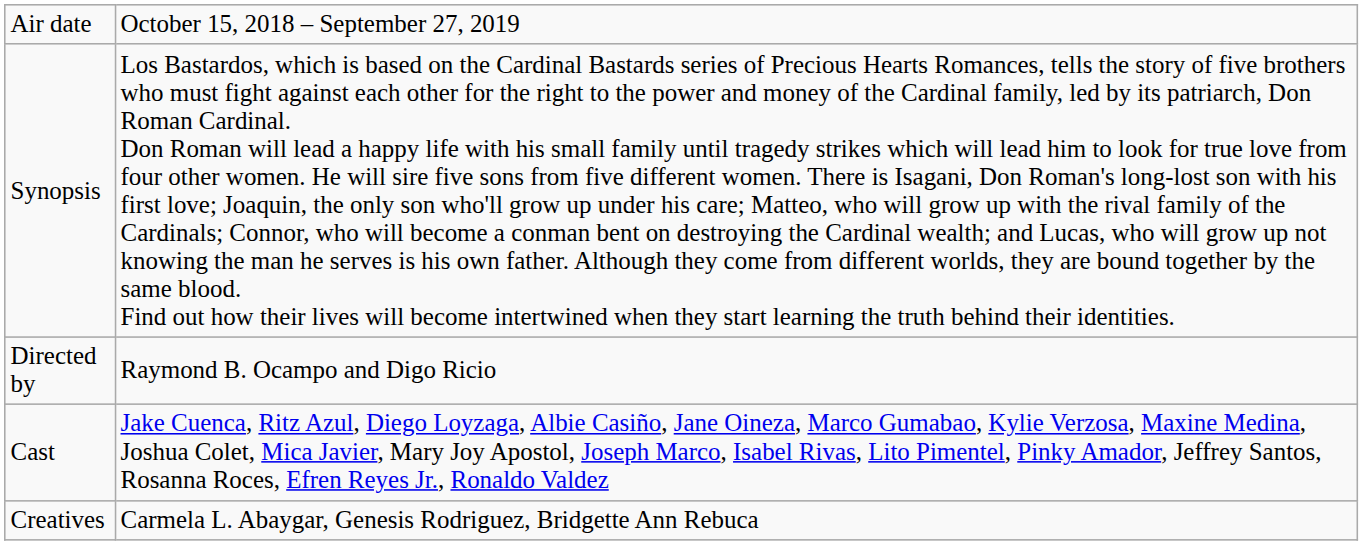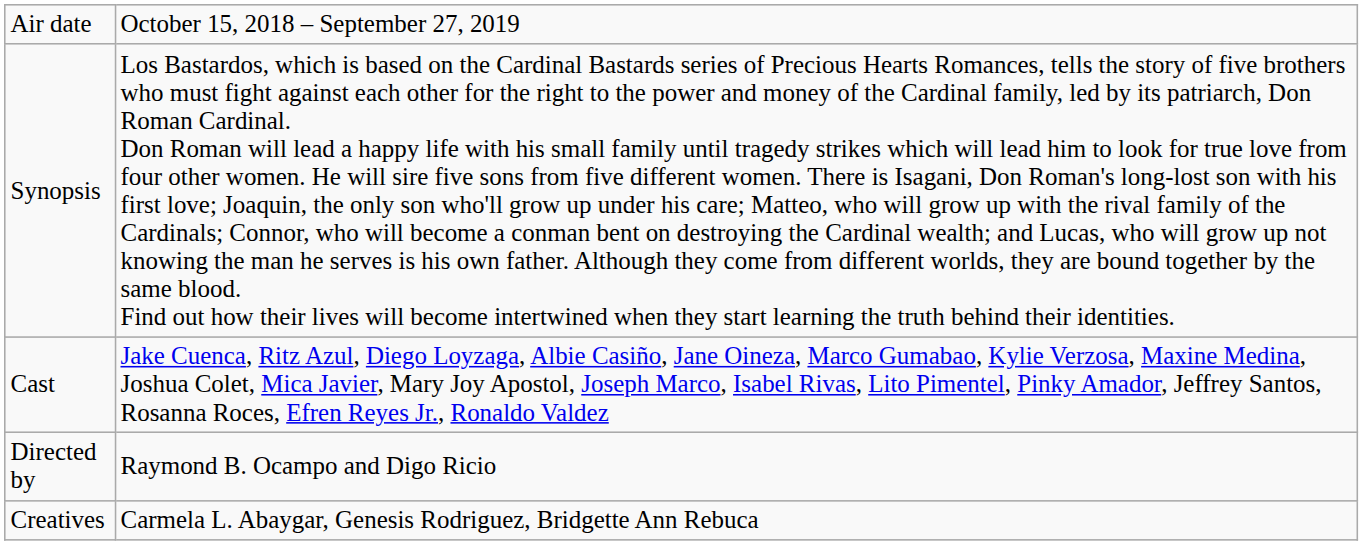rows swapped: (53, 370) <-> (33, 451)
